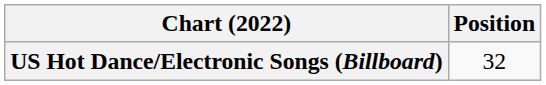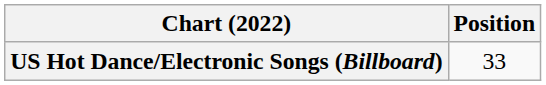(494, 60) 32 -> (494, 60) 33
